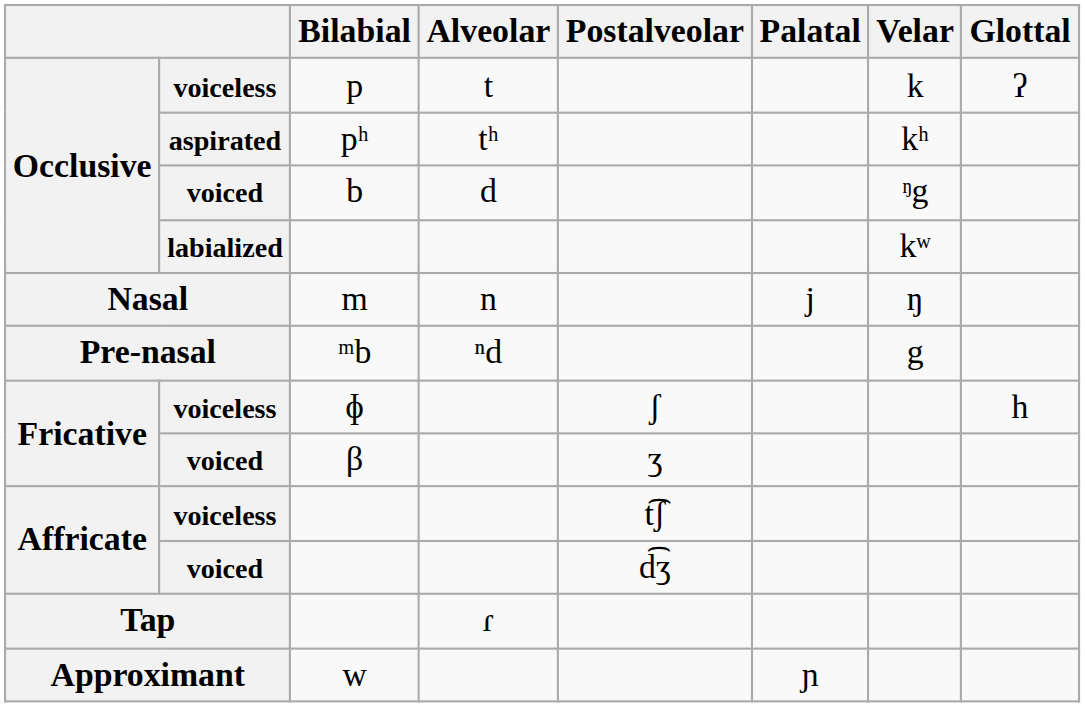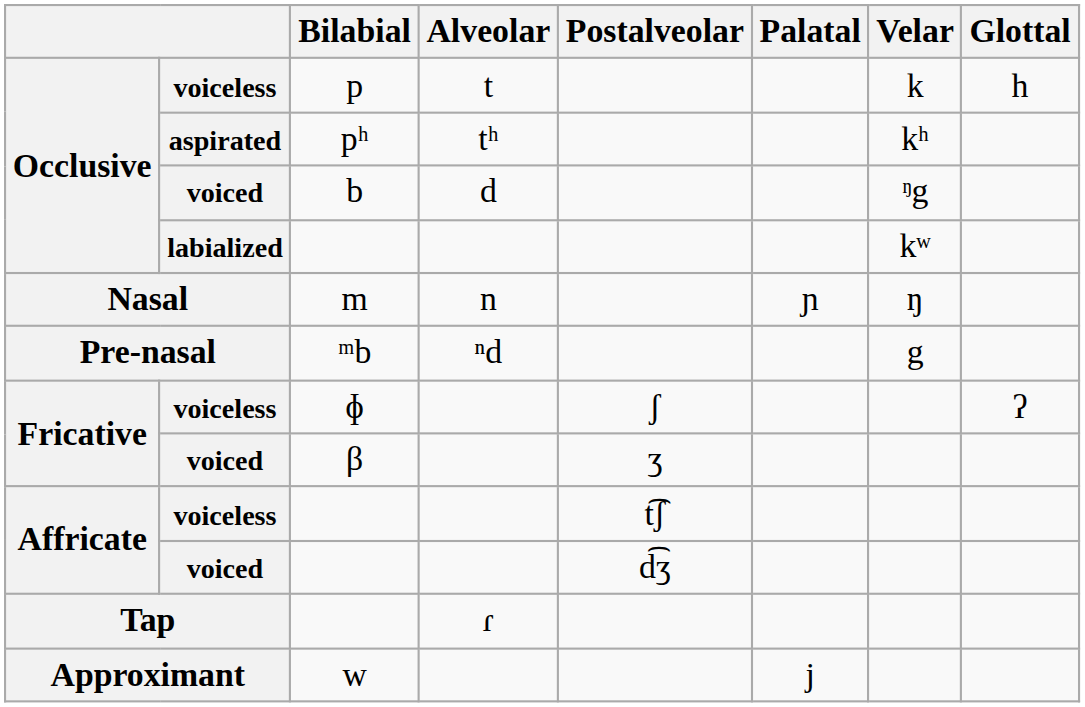(1020, 84) ʔ -> (1020, 84) h
(810, 298) j -> (810, 298) ɲ
(1020, 406) h -> (1020, 406) ʔ
(810, 673) ɲ -> (810, 673) j
